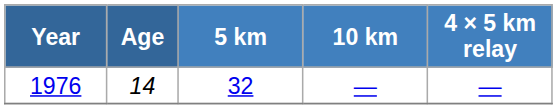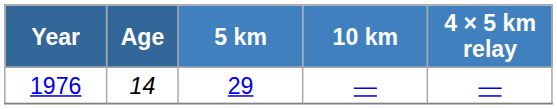(241, 86) 32 -> (241, 86) 29
